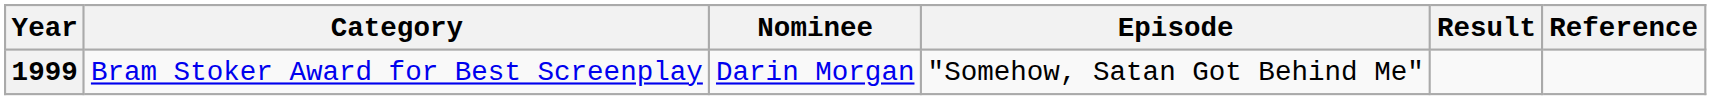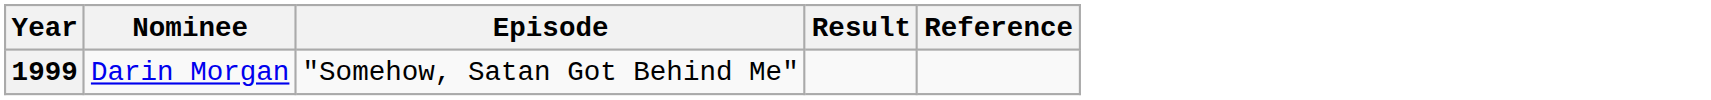- column: (397, 28)
